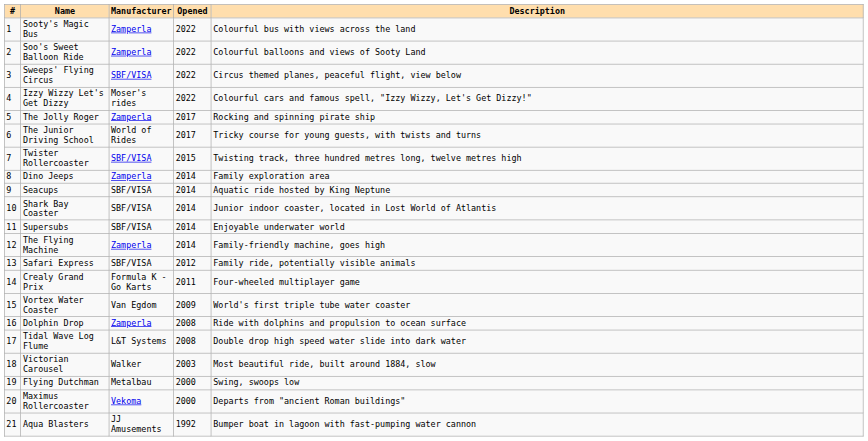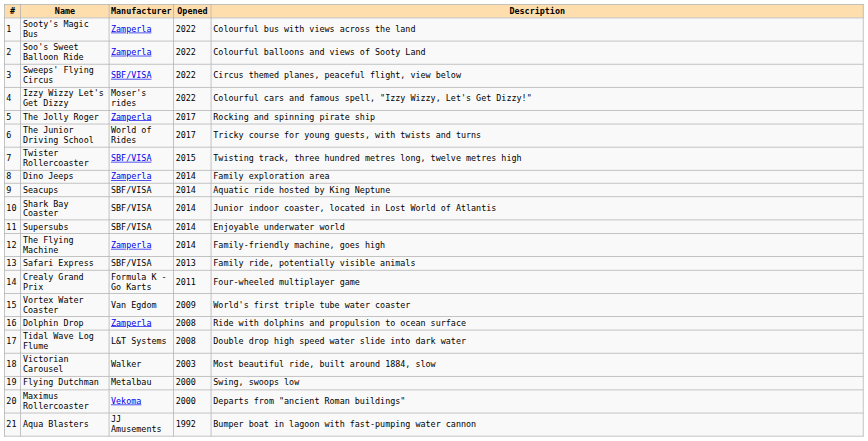(186, 264) 2012 -> (186, 264) 2013
